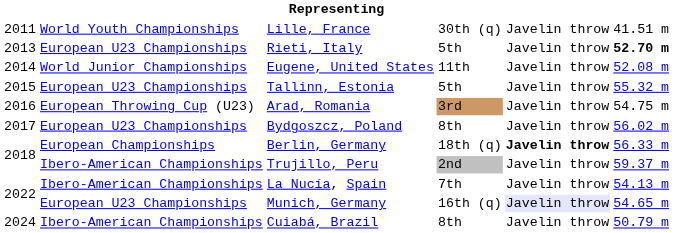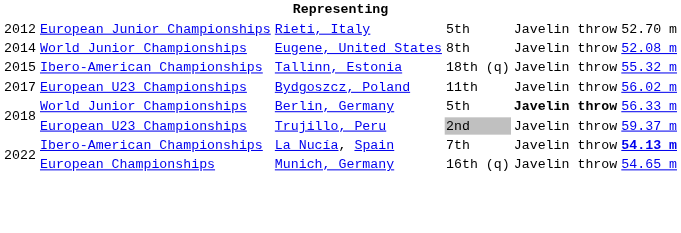- row: (319, 29)
(20, 48) 2013 -> (20, 29) 2012
(143, 48) European U23 Championships -> (155, 29) European Junior Championships
(641, 48) bold -> (649, 29) normal
(454, 68) 11th -> (458, 48) 8th
(143, 87) European U23 Championships -> (151, 68) Ibero-American Championships
(450, 87) 5th -> (478, 68) 18th (q)
- row: (319, 107)
(450, 126) 8th -> (462, 87) 11th
(128, 145) European Championships -> (143, 107) World Junior Championships
(470, 145) 18th (q) -> (458, 107) 5th
(151, 165) Ibero-American Championships -> (143, 126) European U23 Championships
(641, 184) normal -> (649, 145) bold
(143, 204) European U23 Championships -> (128, 165) European Championships
(558, 204) lavender background -> (565, 165) no background
- row: (323, 223)
